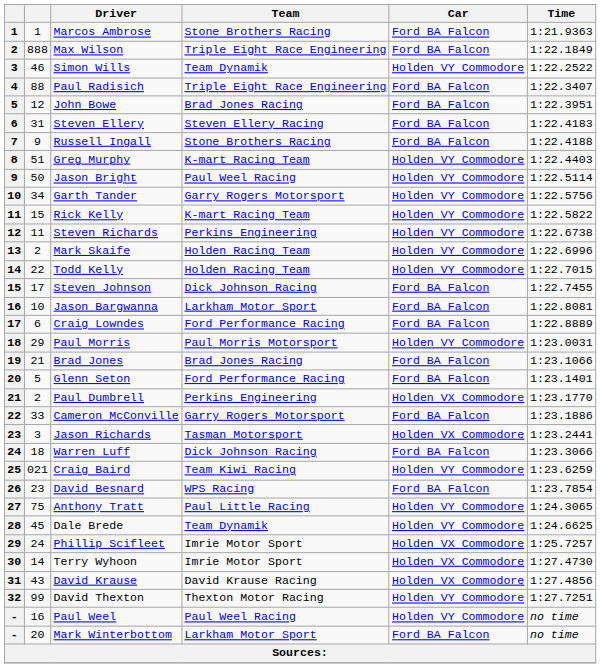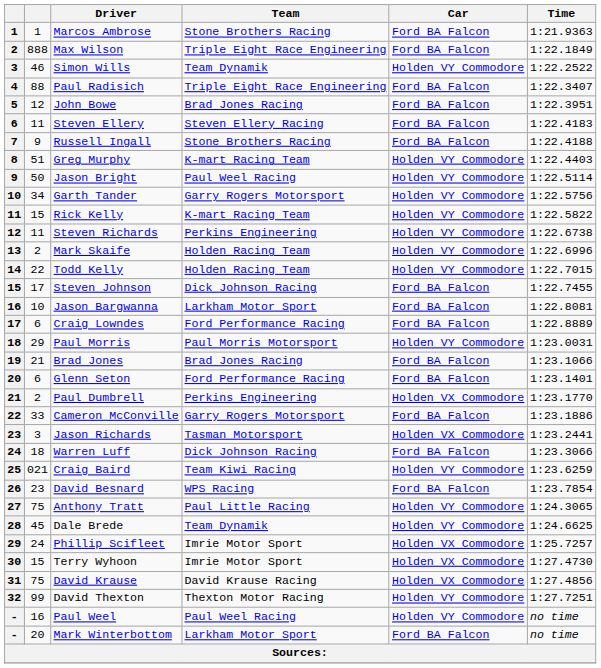(37, 123) 31 -> (37, 123) 11
(37, 379) 5 -> (37, 379) 6
(37, 562) 14 -> (37, 562) 15
(37, 580) 43 -> (37, 580) 75
